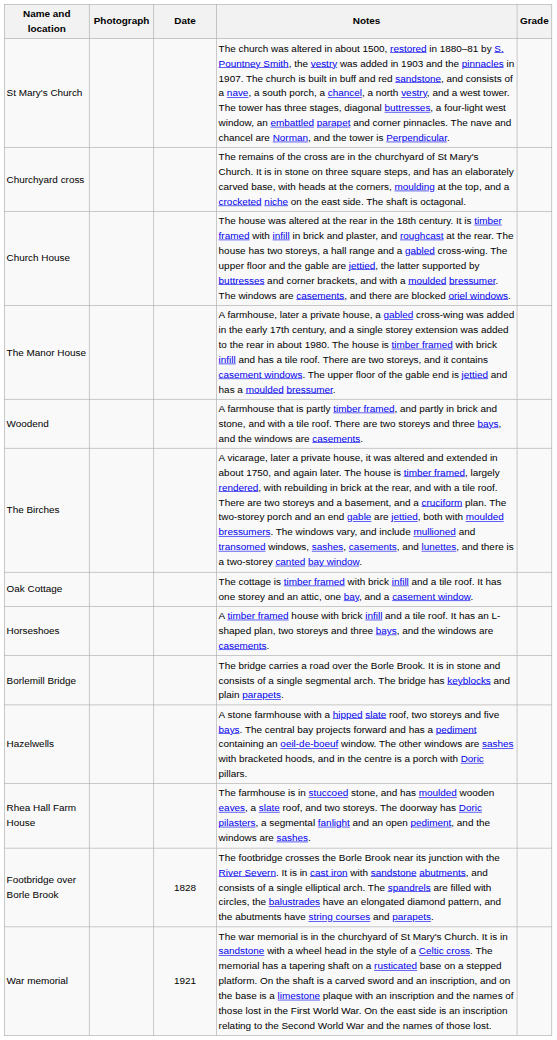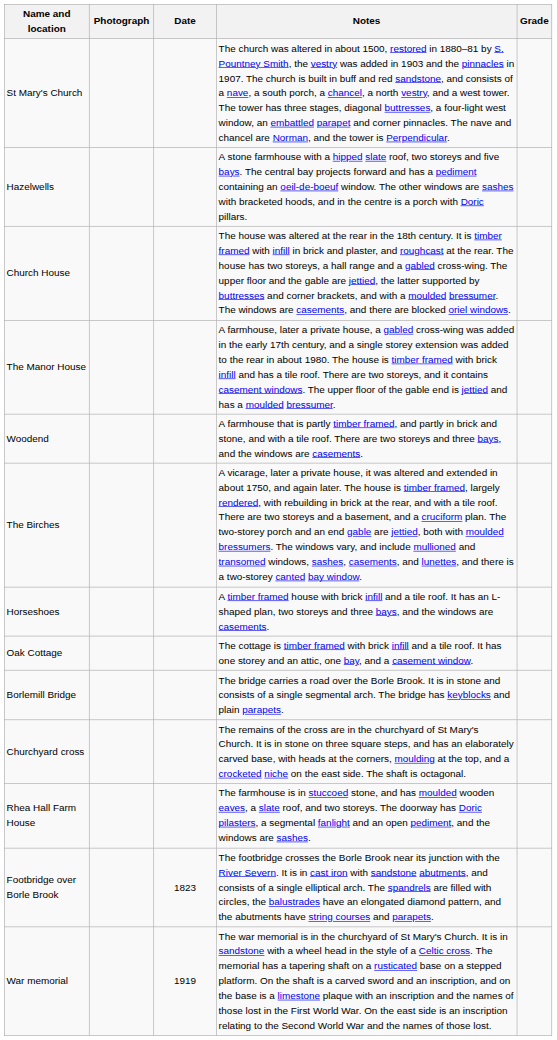rows swapped: (45, 179) <-> (30, 744)
rows swapped: (33, 631) <-> (34, 589)
(185, 887) 1828 -> (185, 887) 1823
(185, 981) 1921 -> (185, 981) 1919
